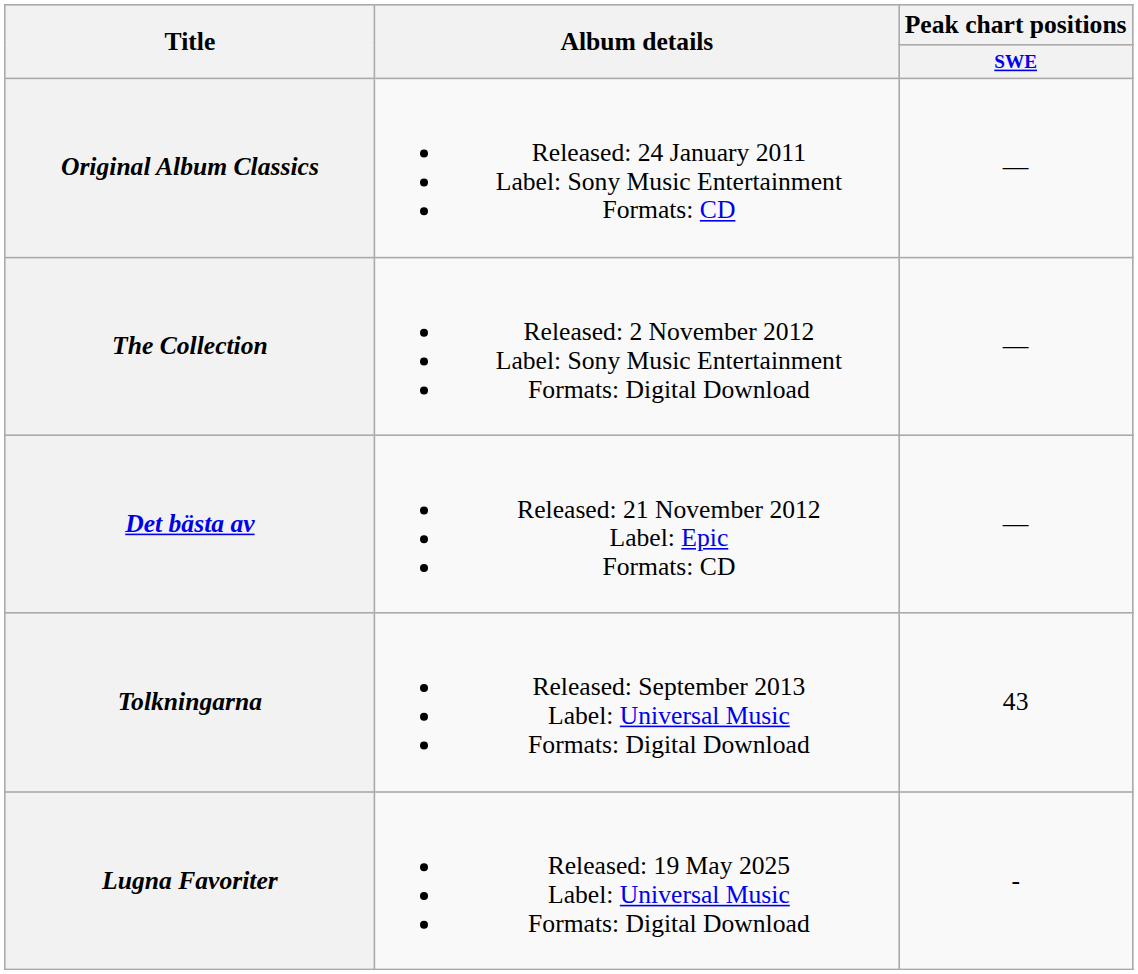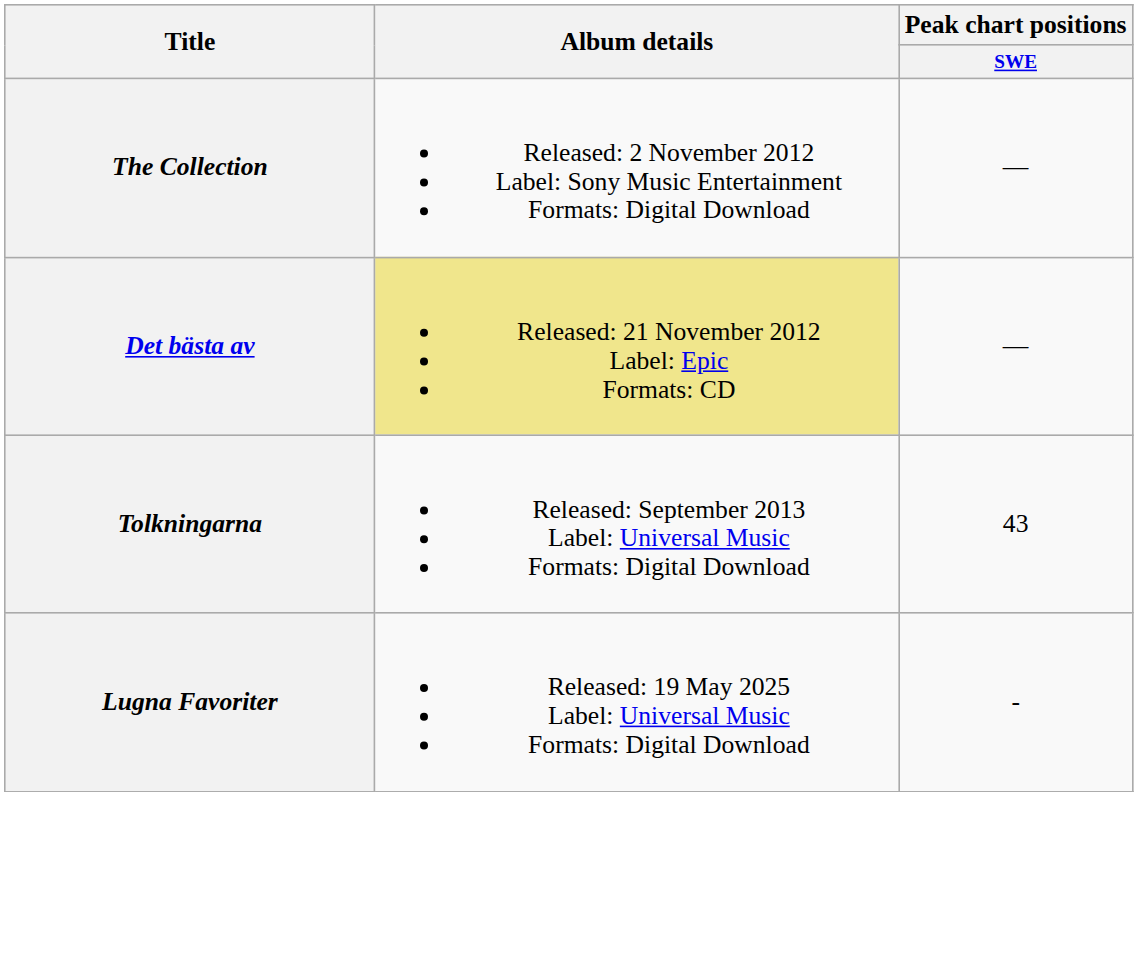- row: (190, 167)
(637, 539) no background -> (637, 360) khaki background
